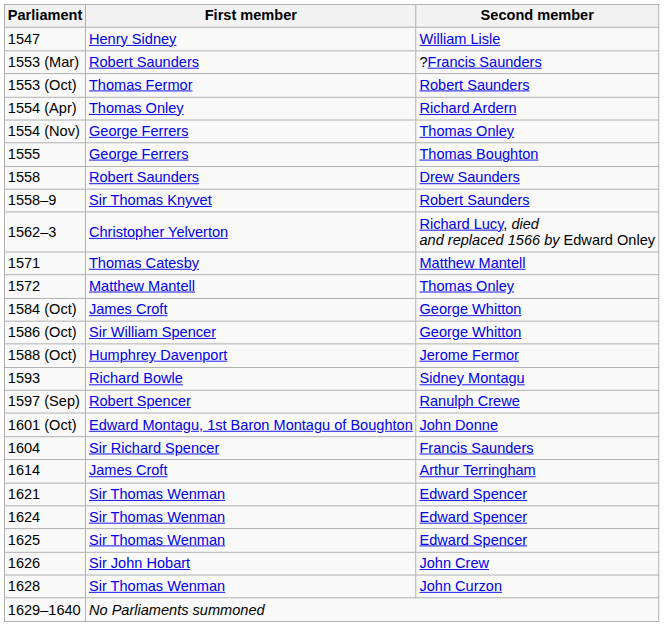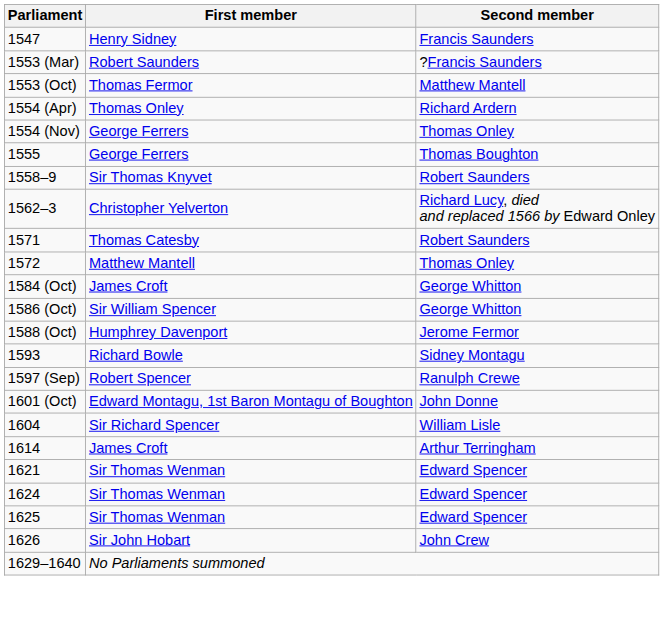(460, 39) William Lisle -> (477, 39) Francis Saunders
(474, 85) Robert Saunders -> (472, 85) Matthew Mantell
- row: (24, 177)
(472, 263) Matthew Mantell -> (474, 240) Robert Saunders
(477, 448) Francis Saunders -> (460, 424) William Lisle
- row: (24, 586)
